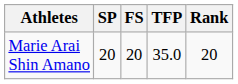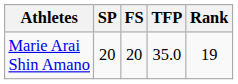(209, 55) 20 -> (209, 55) 19
